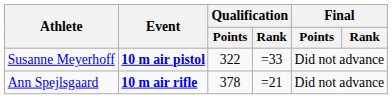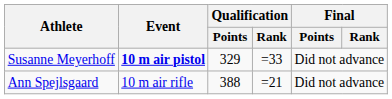(230, 60) 322 -> (230, 60) 329
(159, 82) bold -> (157, 82) normal
(230, 82) 378 -> (230, 82) 388
